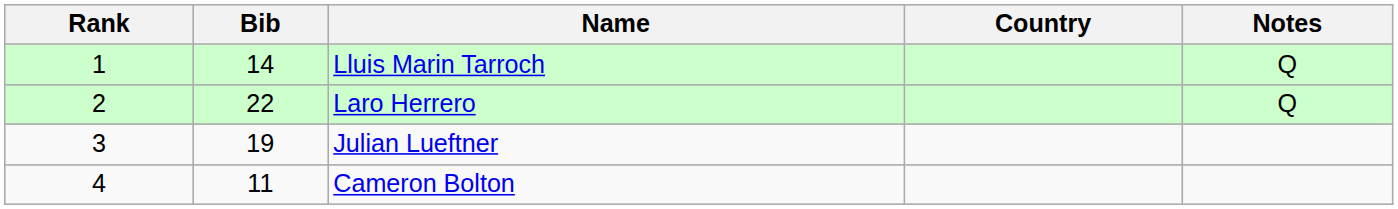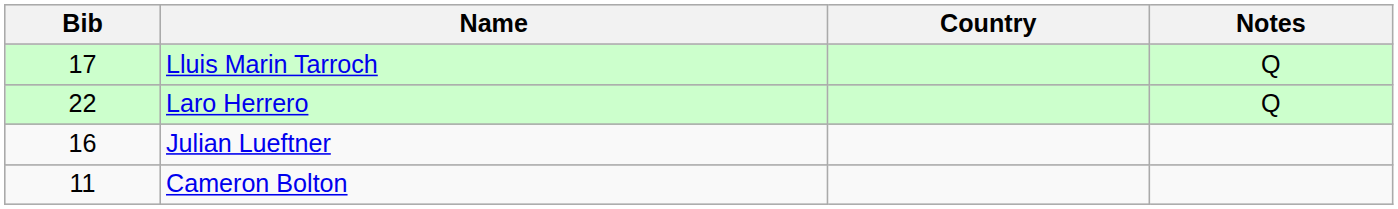- column: (99, 24)
(260, 64) 14 -> (83, 64) 17
(260, 143) 19 -> (83, 143) 16
